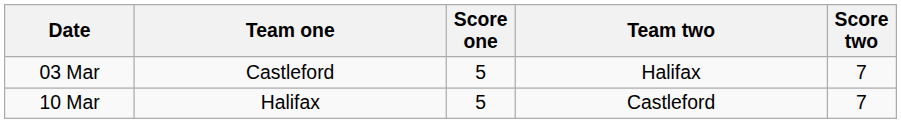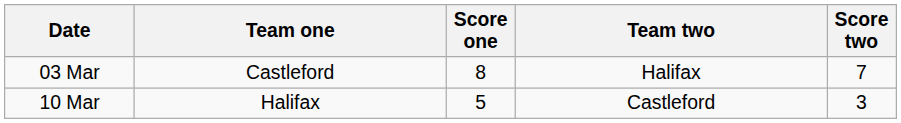(481, 72) 5 -> (481, 72) 8
(862, 103) 7 -> (862, 103) 3
